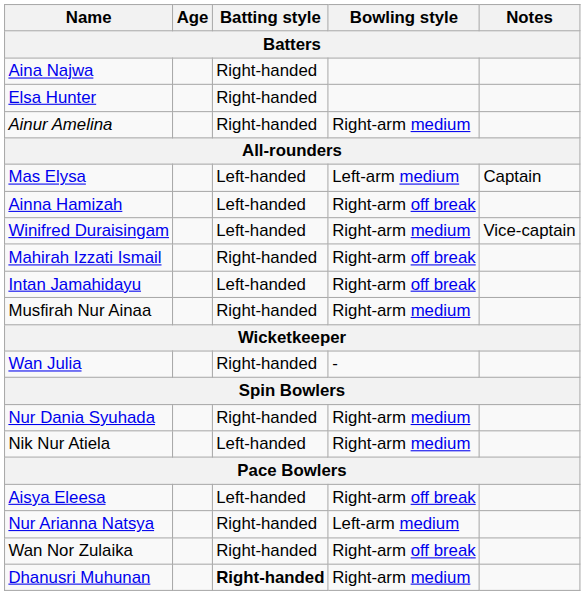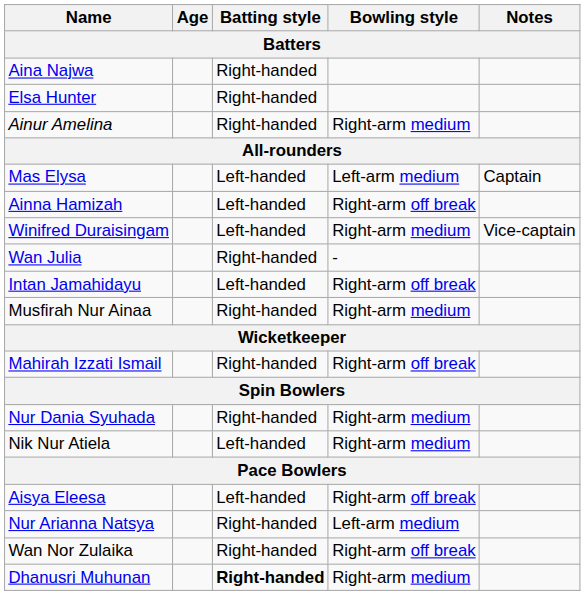rows swapped: (85, 257) <-> (45, 364)
